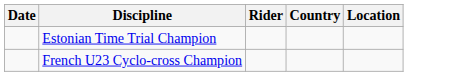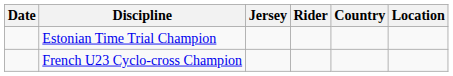+ column: (268, 15)
